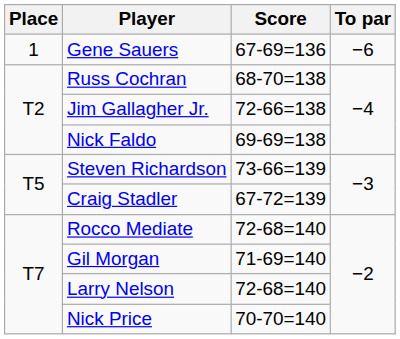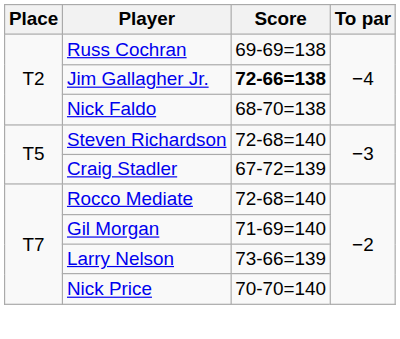- row: (123, 49)
(281, 79) 68-70=138 -> (281, 49) 69-69=138
(281, 109) normal -> (281, 79) bold
(281, 139) 69-69=138 -> (281, 109) 68-70=138
(281, 169) 73-66=139 -> (281, 139) 72-68=140
(281, 288) 72-68=140 -> (281, 259) 73-66=139
